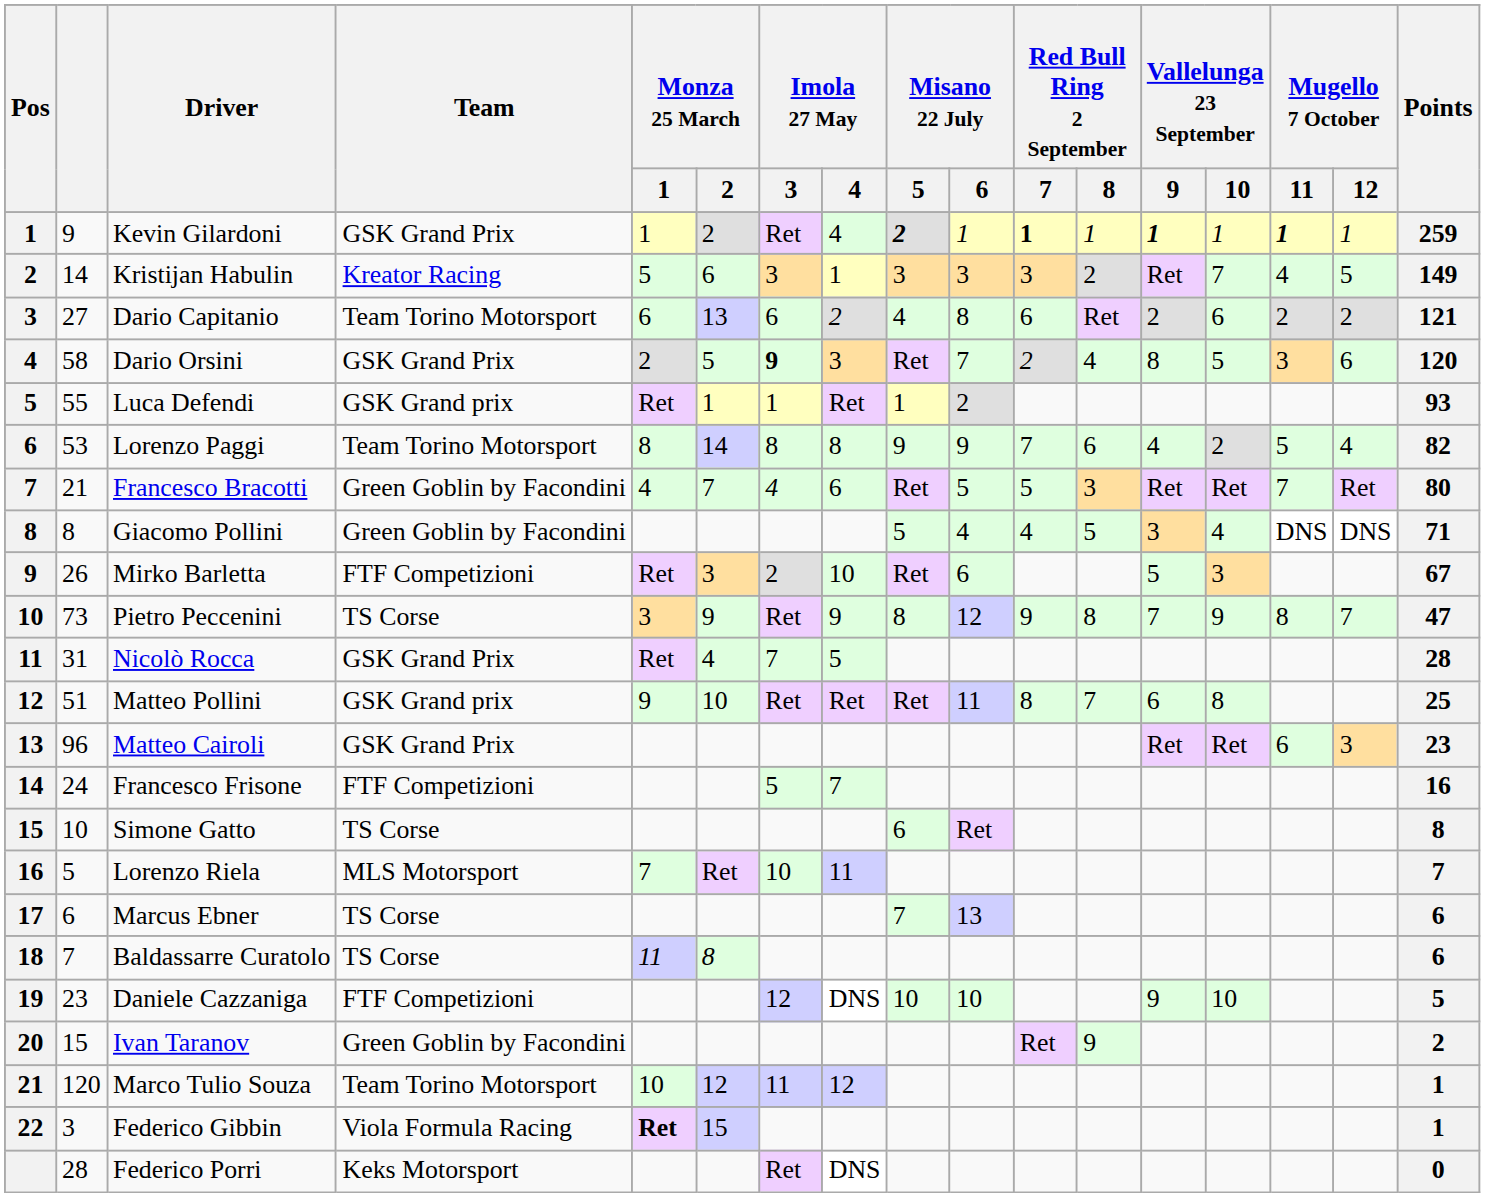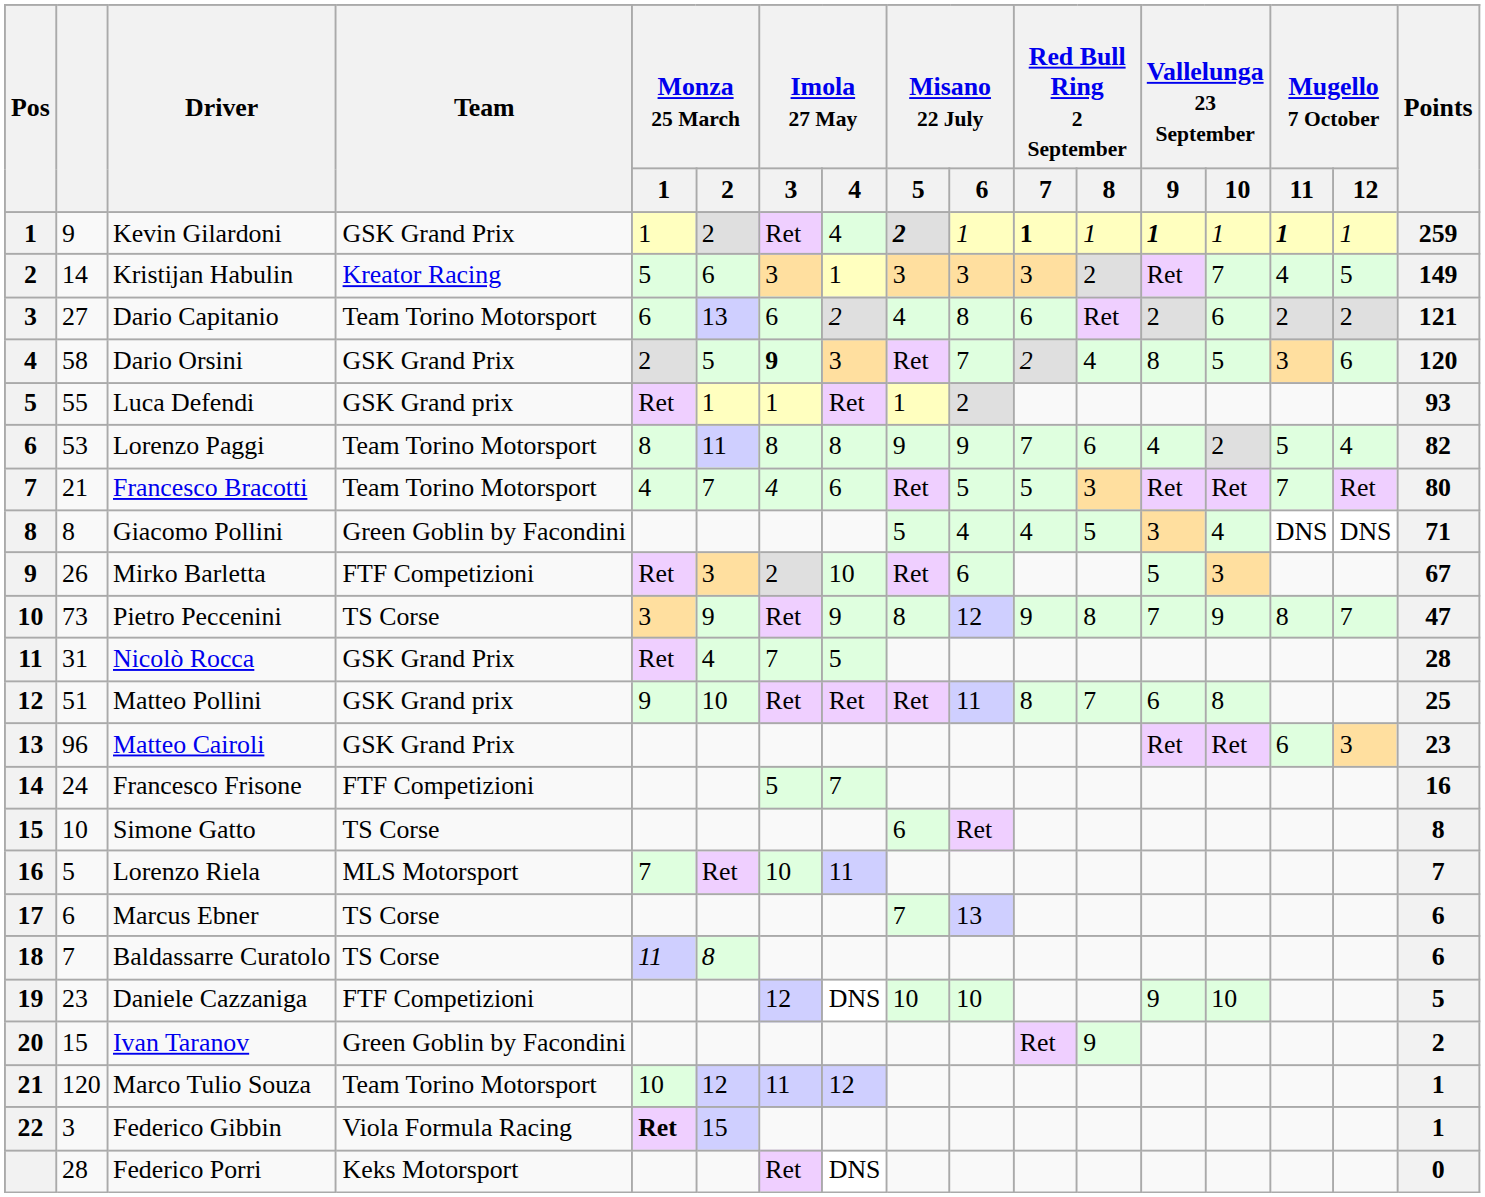(715, 445) 14 -> (714, 445) 11
(484, 488) Green Goblin by Facondini -> (470, 488) Team Torino Motorsport
